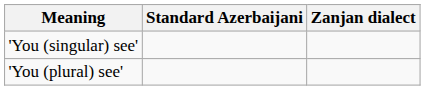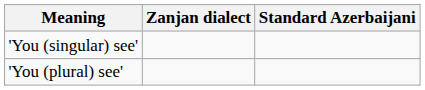columns swapped: (363, 17) <-> (224, 17)
